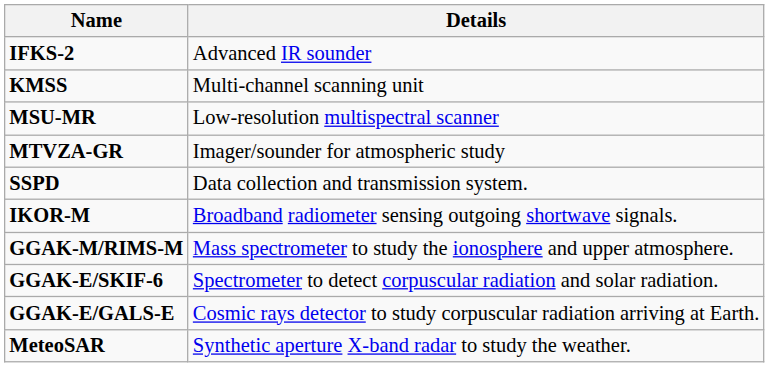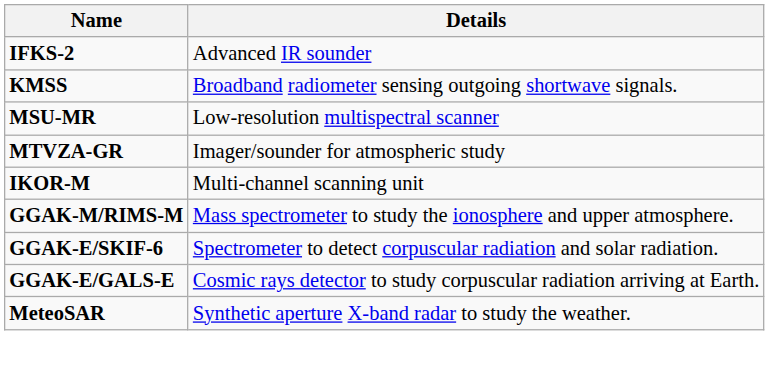(308, 85) Multi-channel scanning unit -> (435, 85) Broadband radiometer sensing outgoing shortwave signals.
- row: (34, 183)
(435, 215) Broadband radiometer sensing outgoing shortwave signals. -> (308, 183) Multi-channel scanning unit
